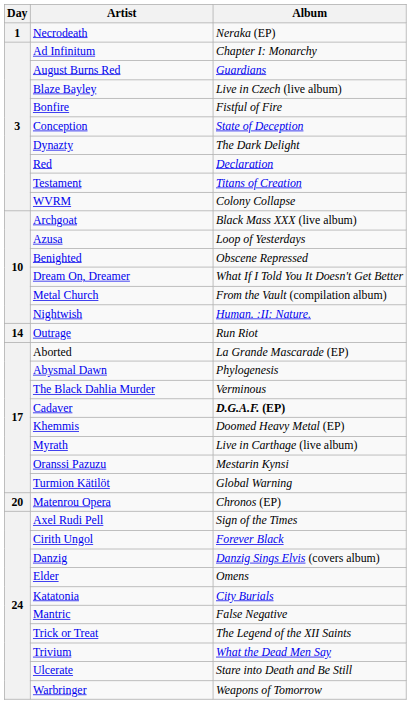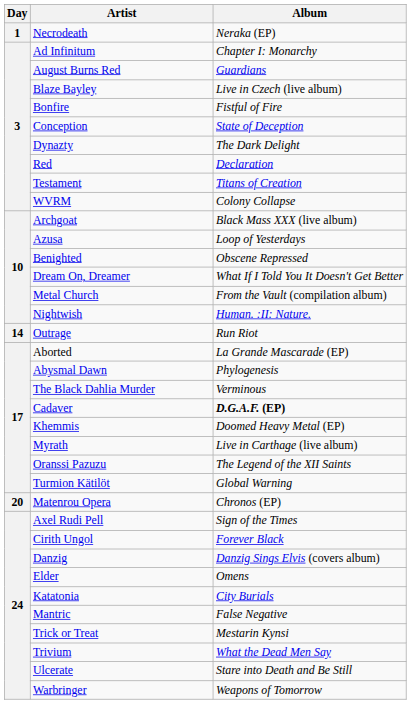(252, 464) Mestarin Kynsi -> (284, 464) The Legend of the XII Saints
(284, 633) The Legend of the XII Saints -> (252, 633) Mestarin Kynsi
